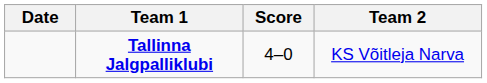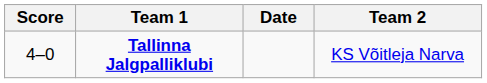columns swapped: (40, 17) <-> (278, 17)
